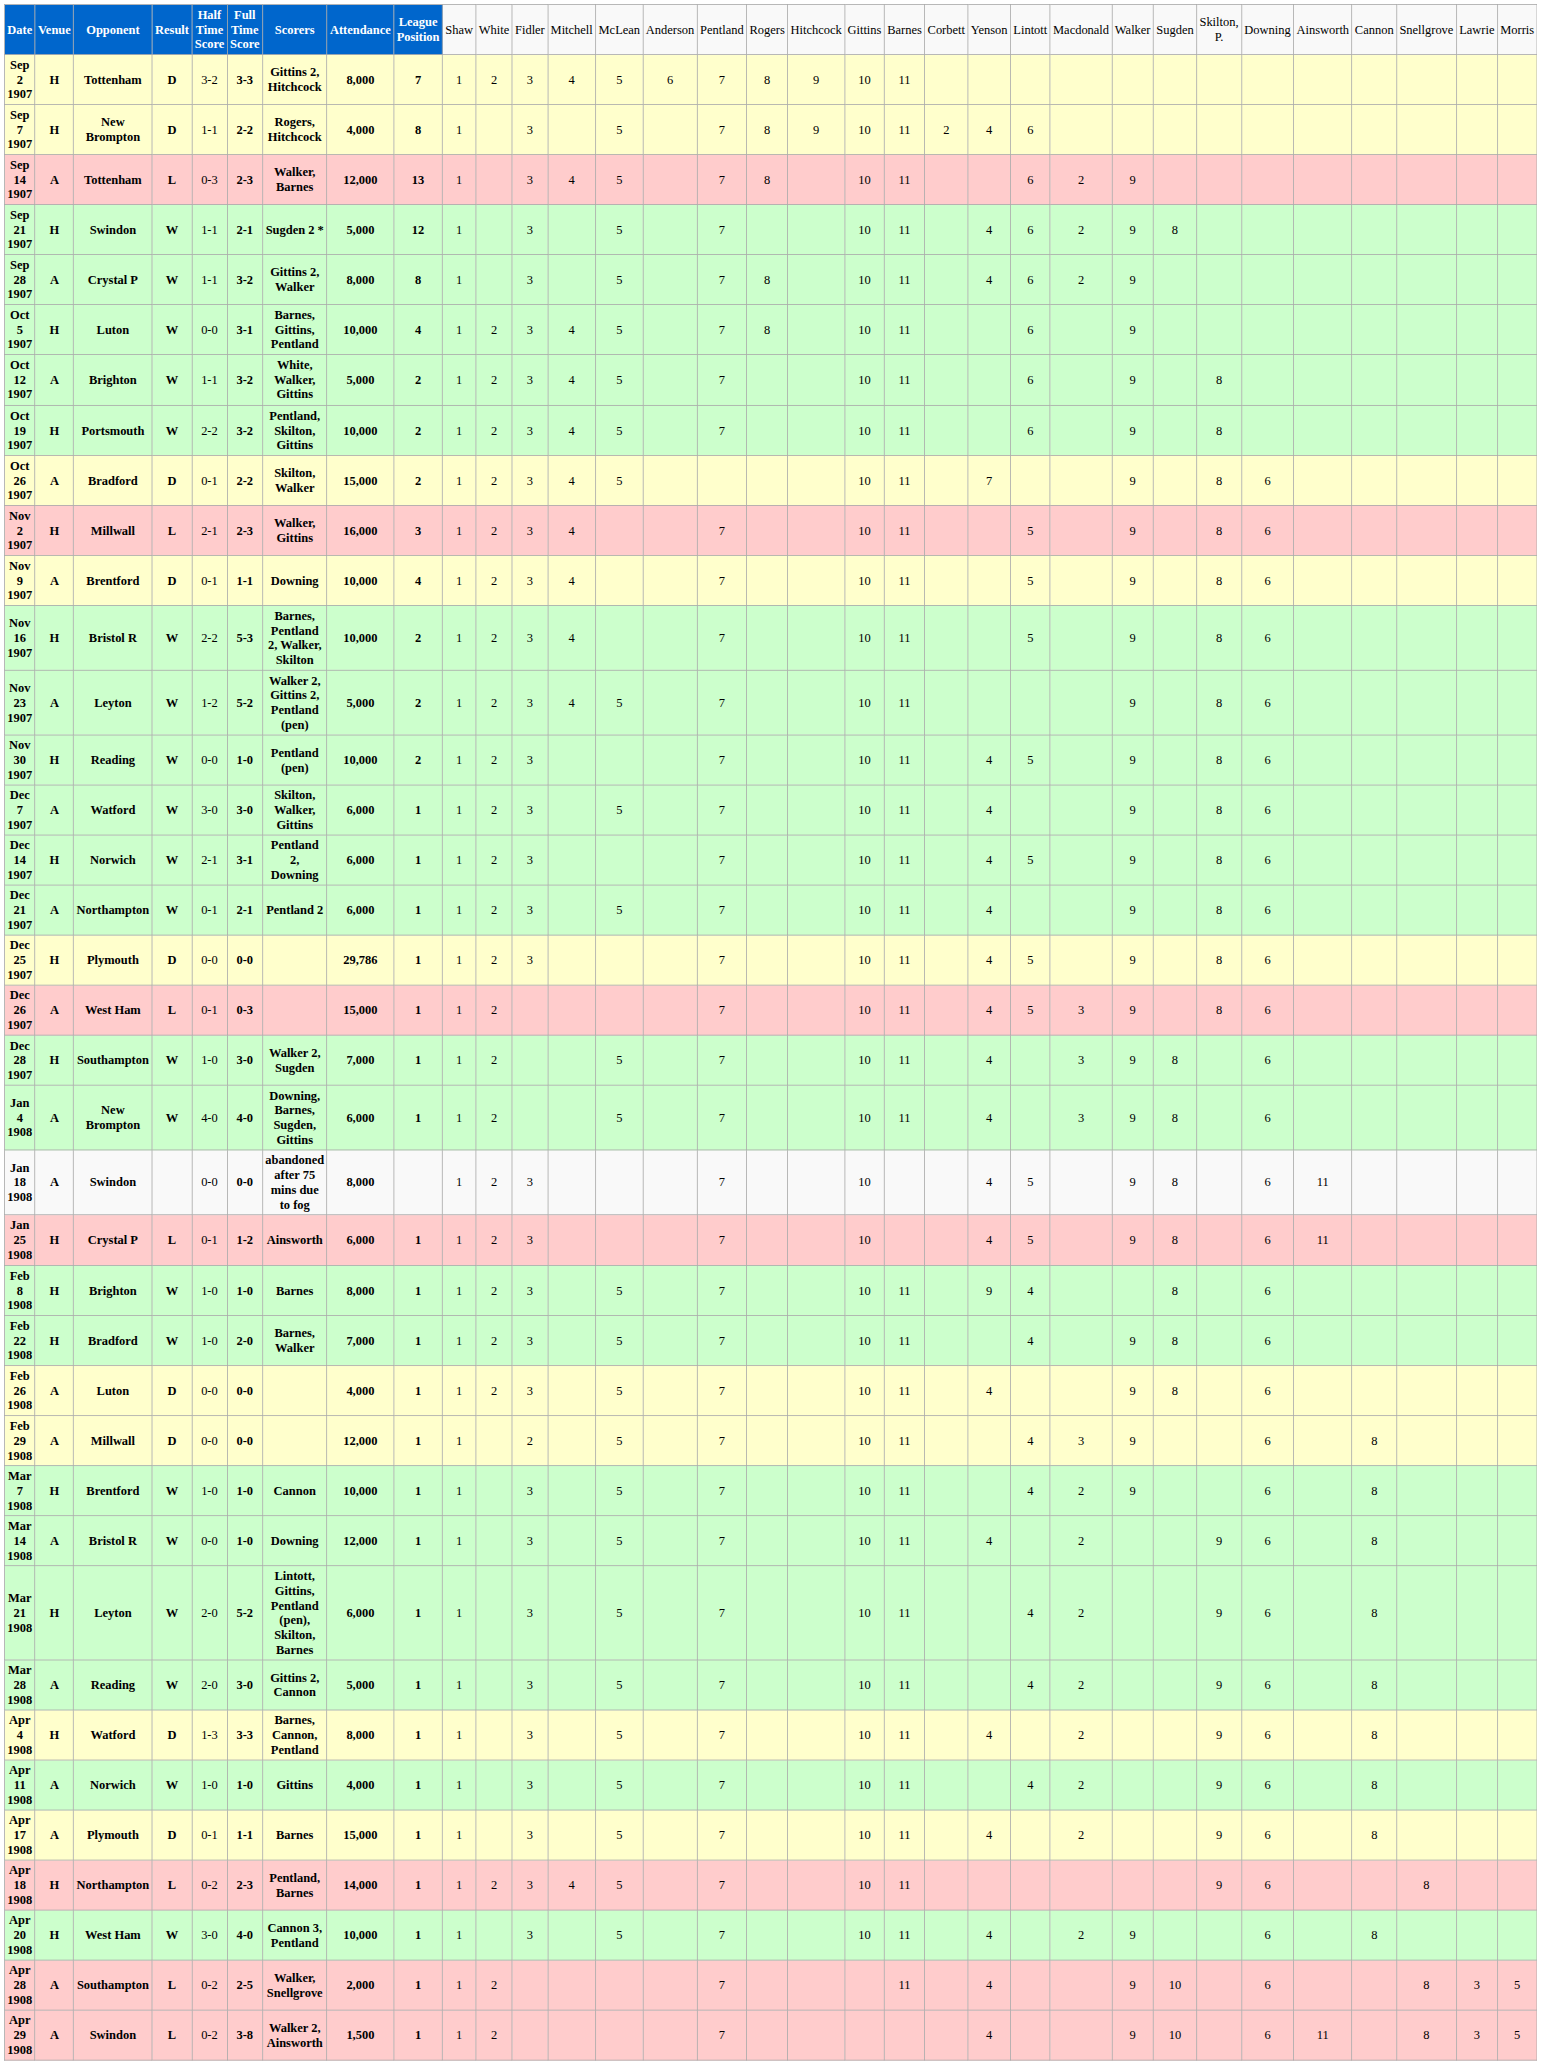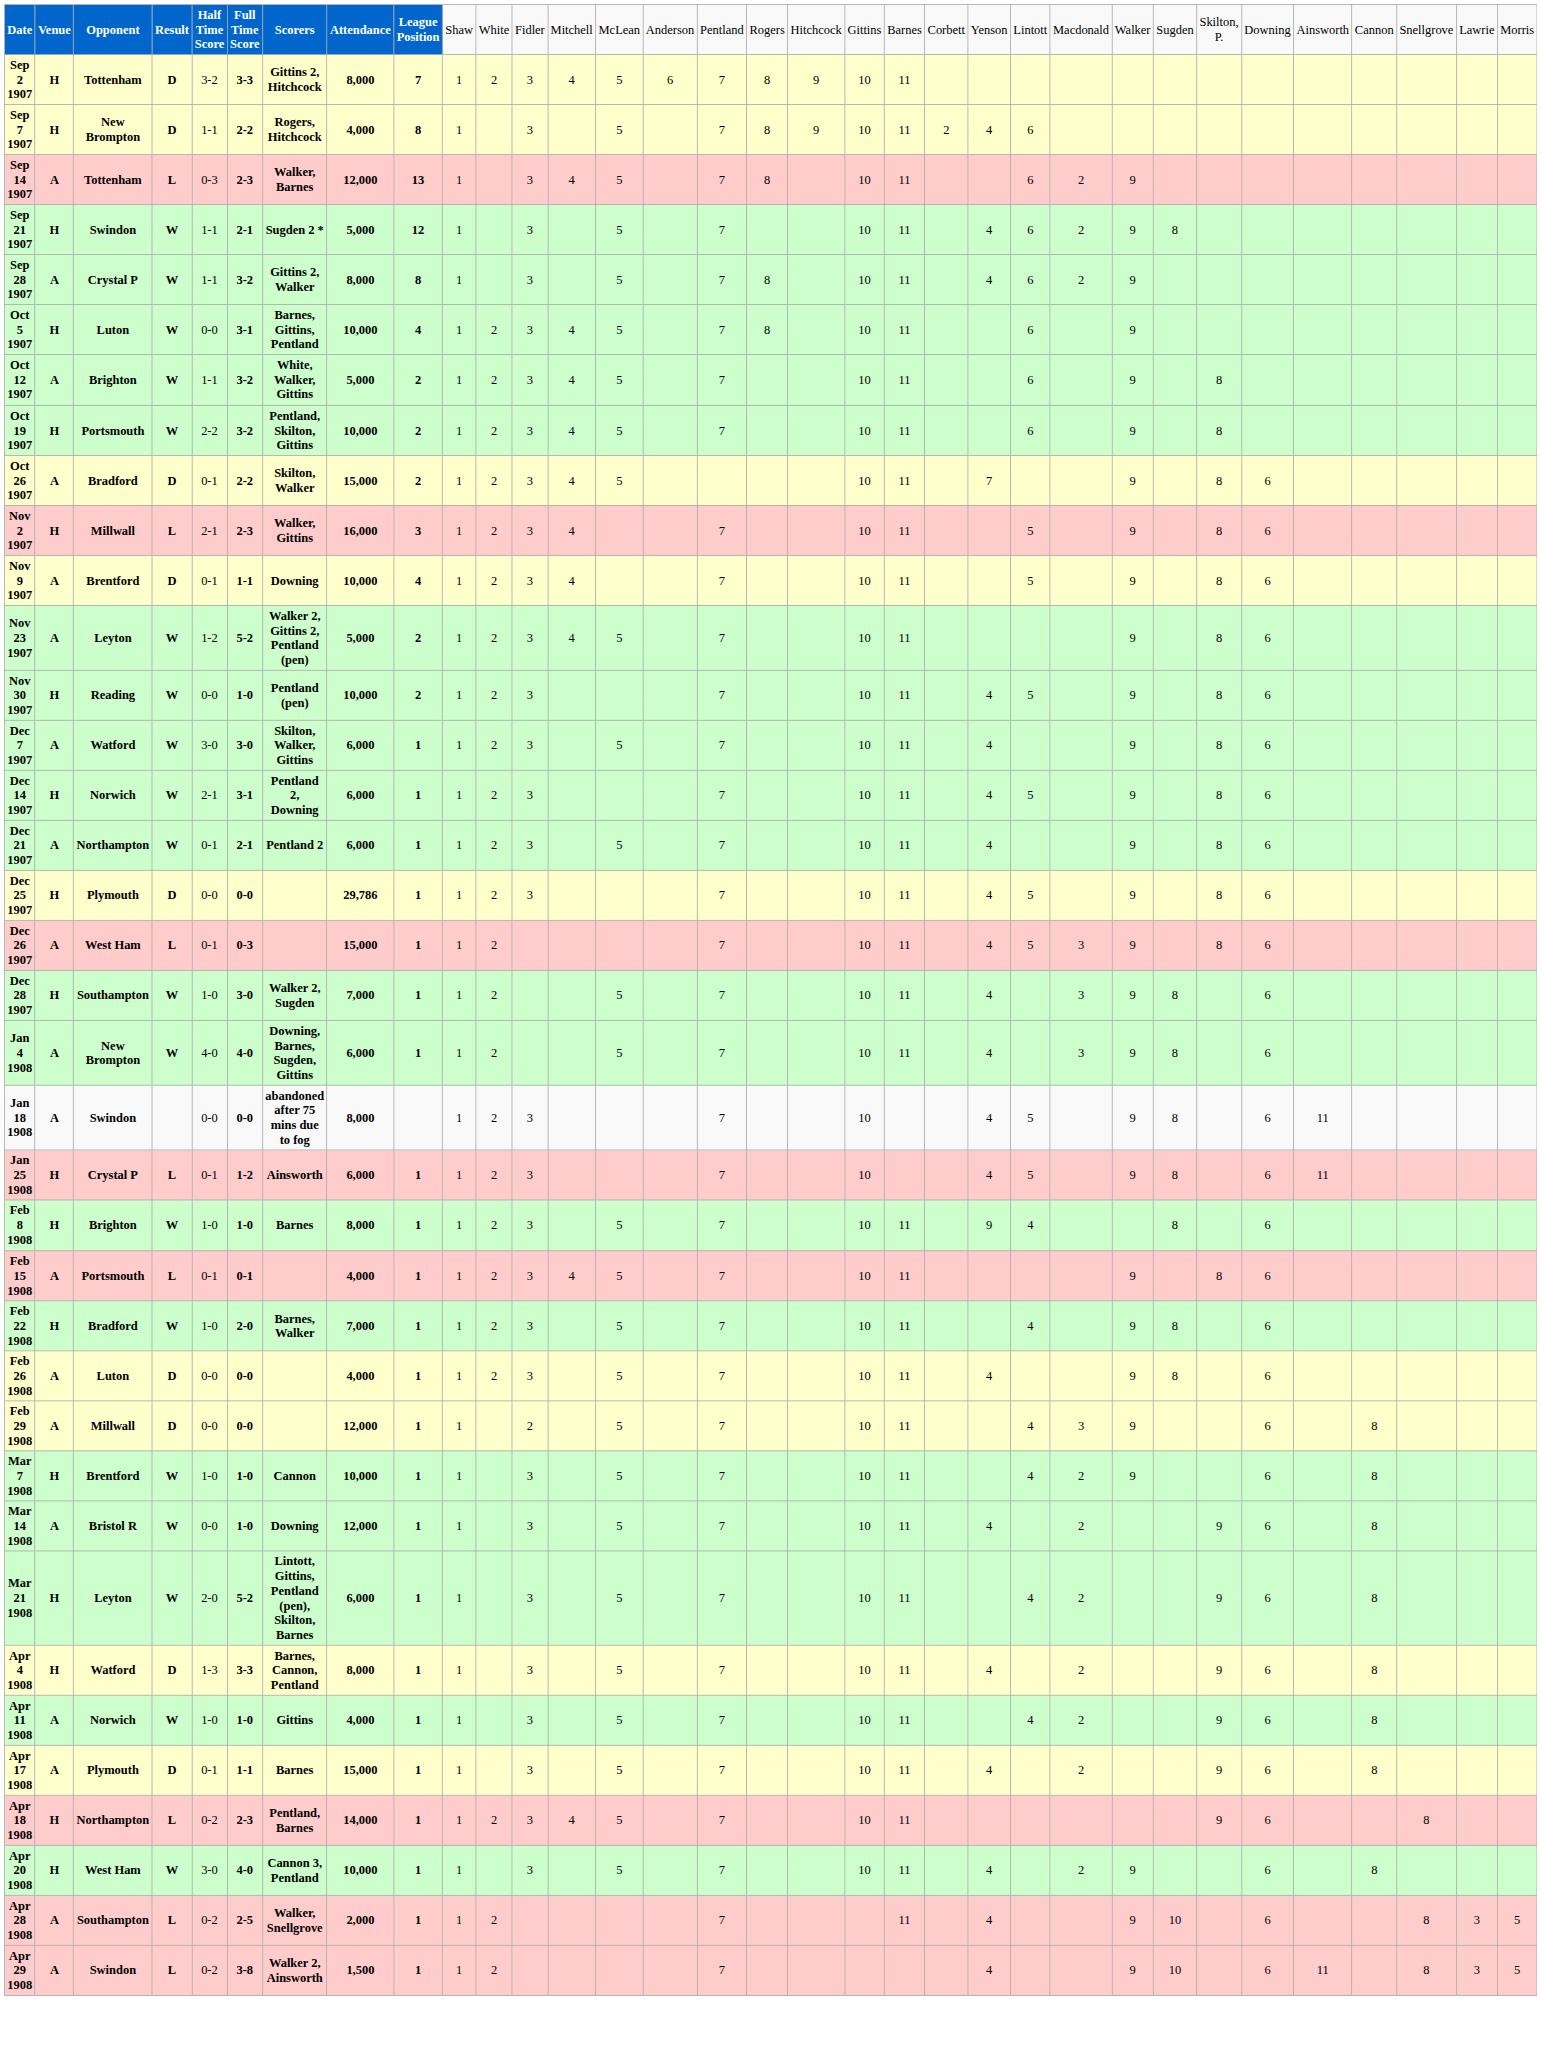- row: (20, 637)
+ row: (20, 1275)
- row: (20, 1685)
